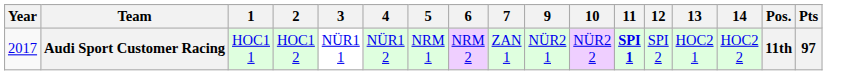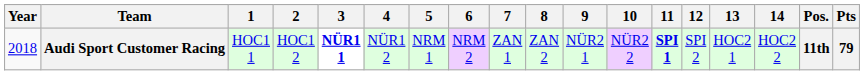+ column: (544, 16)
(23, 48) 2017 -> (23, 48) 2018
(341, 48) normal -> (341, 48) bold
(809, 48) 97 -> (846, 48) 79
